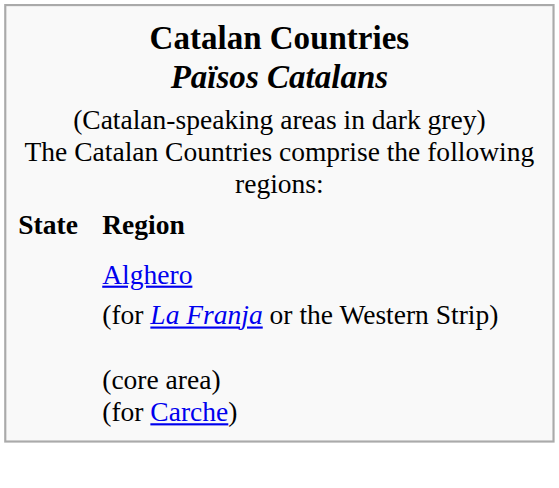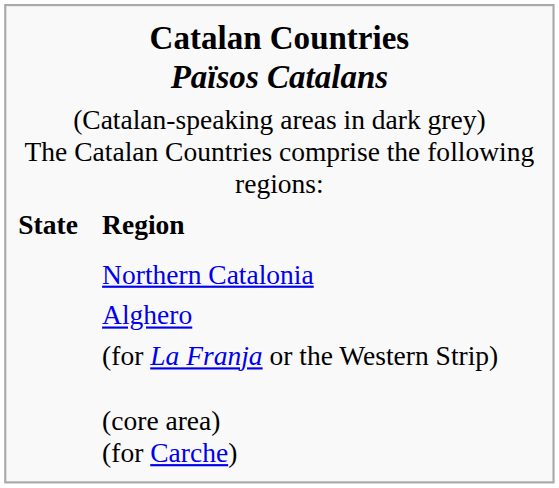+ row: (208, 274)
